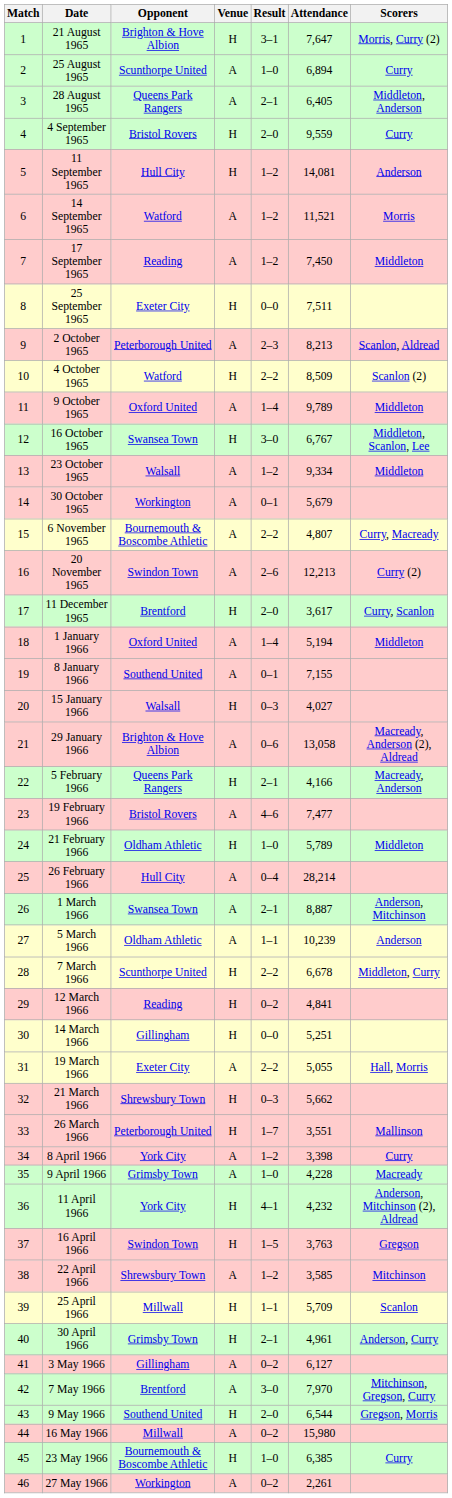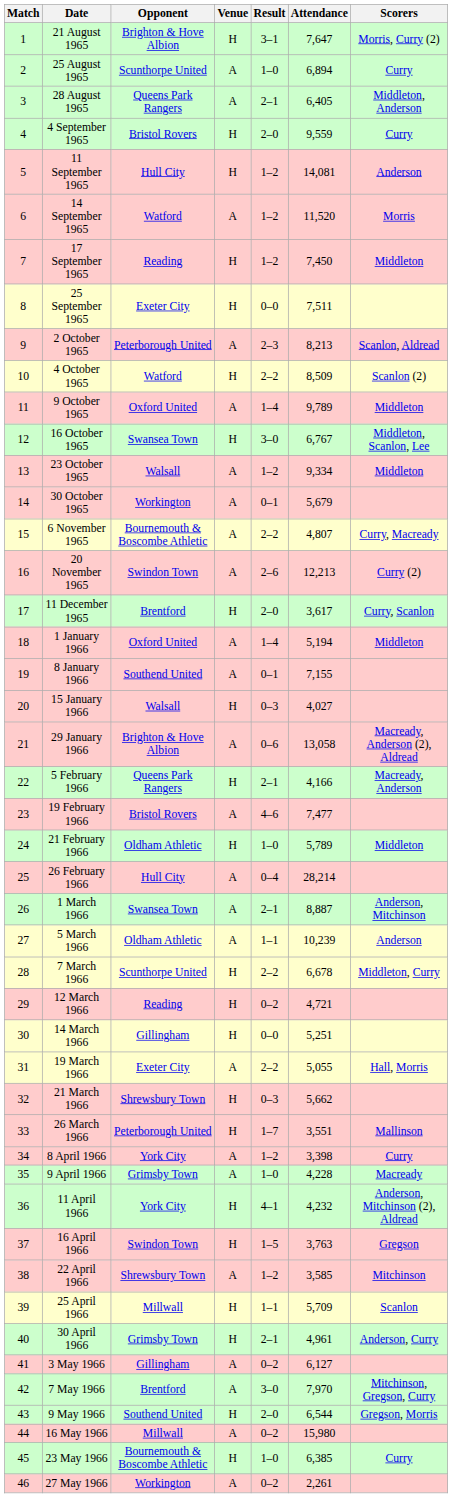(319, 216) 11,521 -> (319, 216) 11,520
(233, 261) A -> (233, 261) H
(319, 1004) 4,841 -> (319, 1004) 4,721
